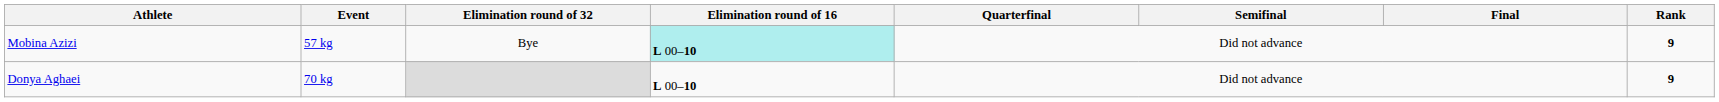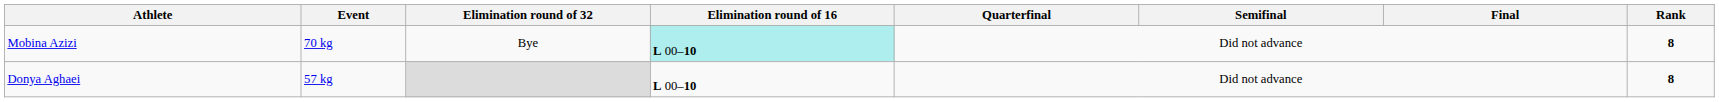(318, 43) 57 kg -> (318, 43) 70 kg
(1671, 43) 9 -> (1671, 43) 8
(318, 79) 70 kg -> (318, 79) 57 kg
(1671, 79) 9 -> (1671, 79) 8
